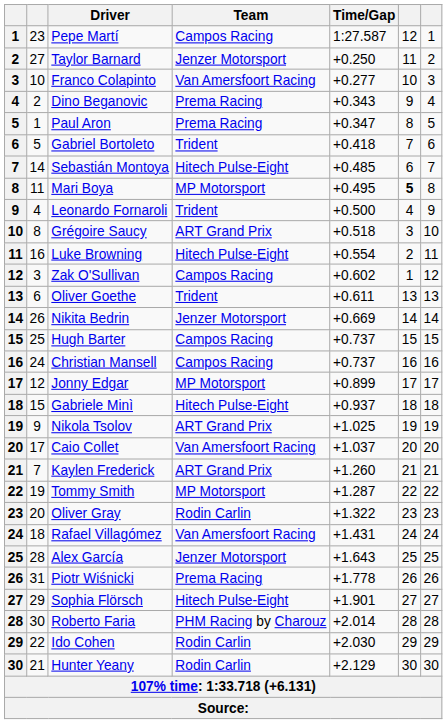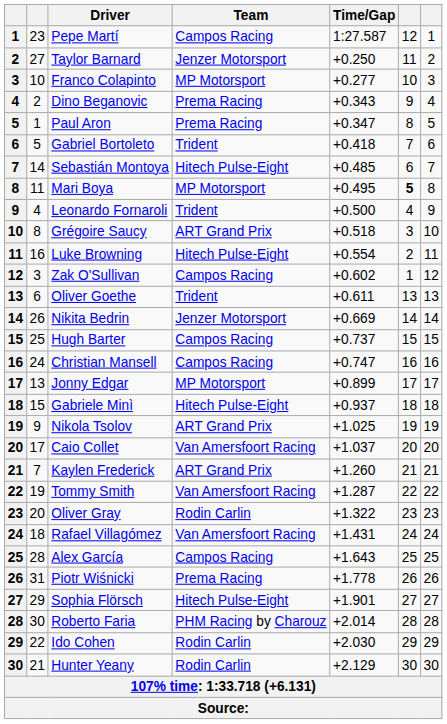(245, 80) Van Amersfoort Racing -> (220, 80) MP Motorsport
(354, 361) +0.737 -> (354, 361) +0.747
(37, 383) 12 -> (37, 383) 13
(220, 491) MP Motorsport -> (245, 491) Van Amersfoort Racing
(231, 556) Jenzer Motorsport -> (224, 556) Campos Racing
